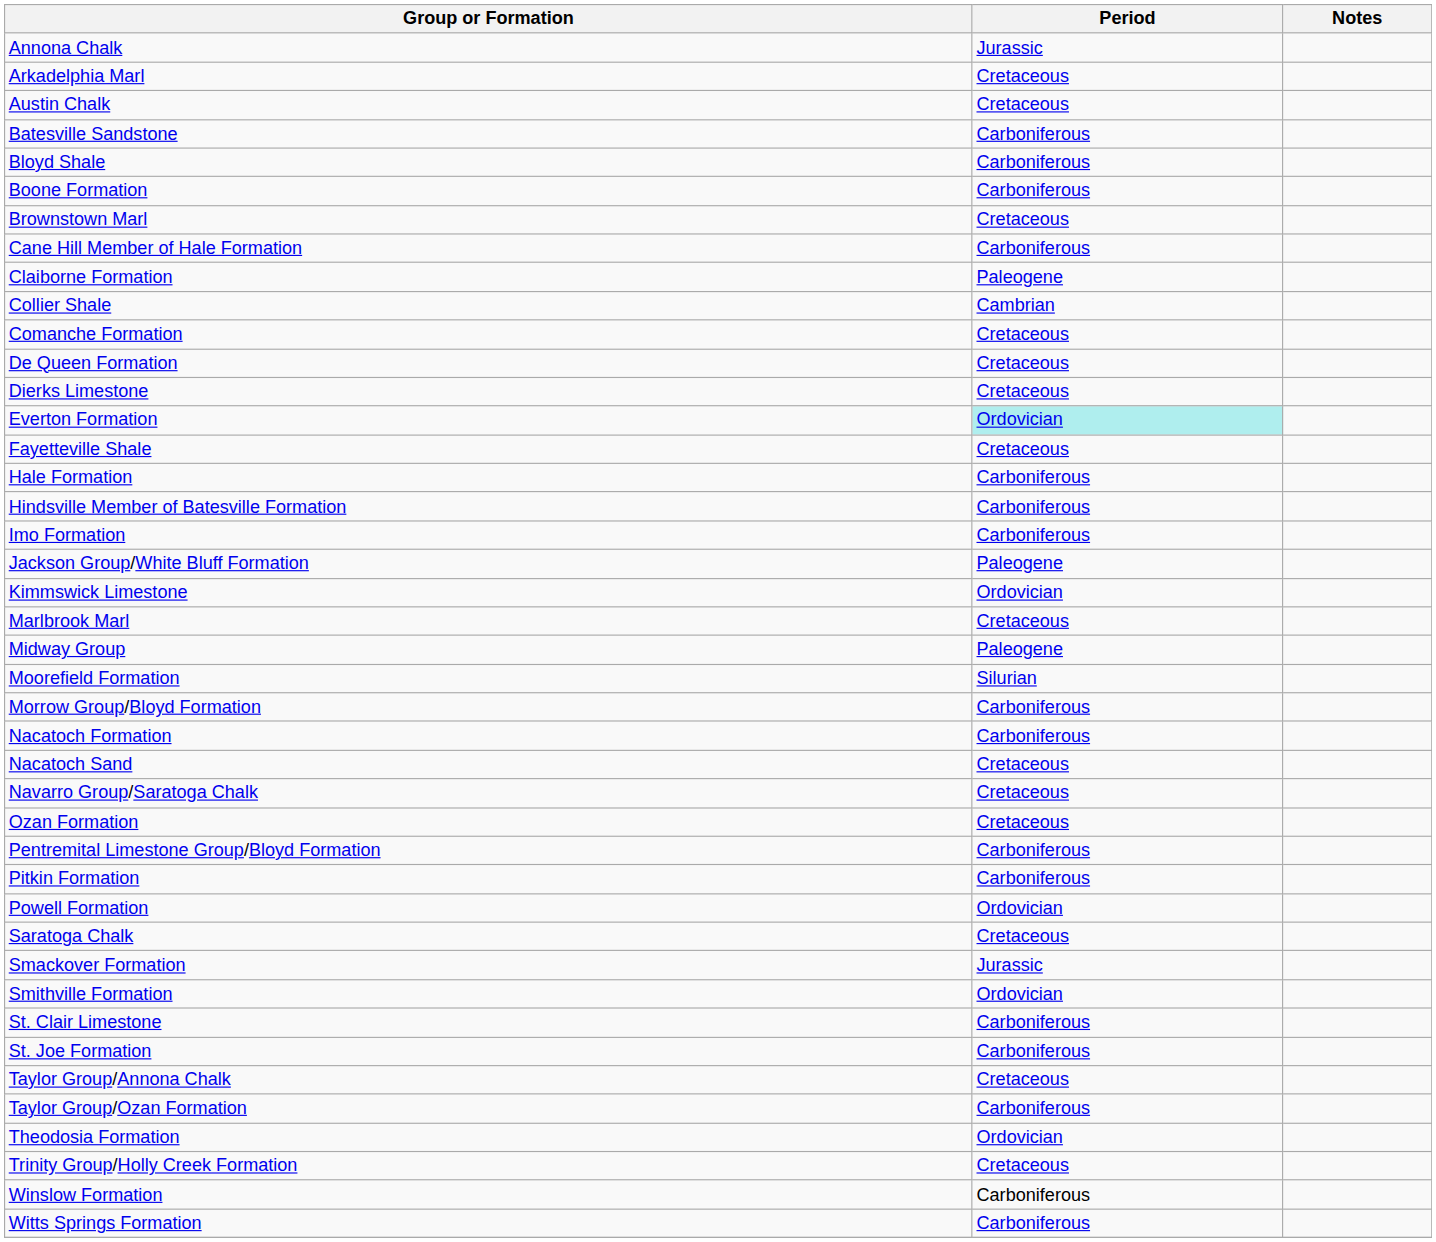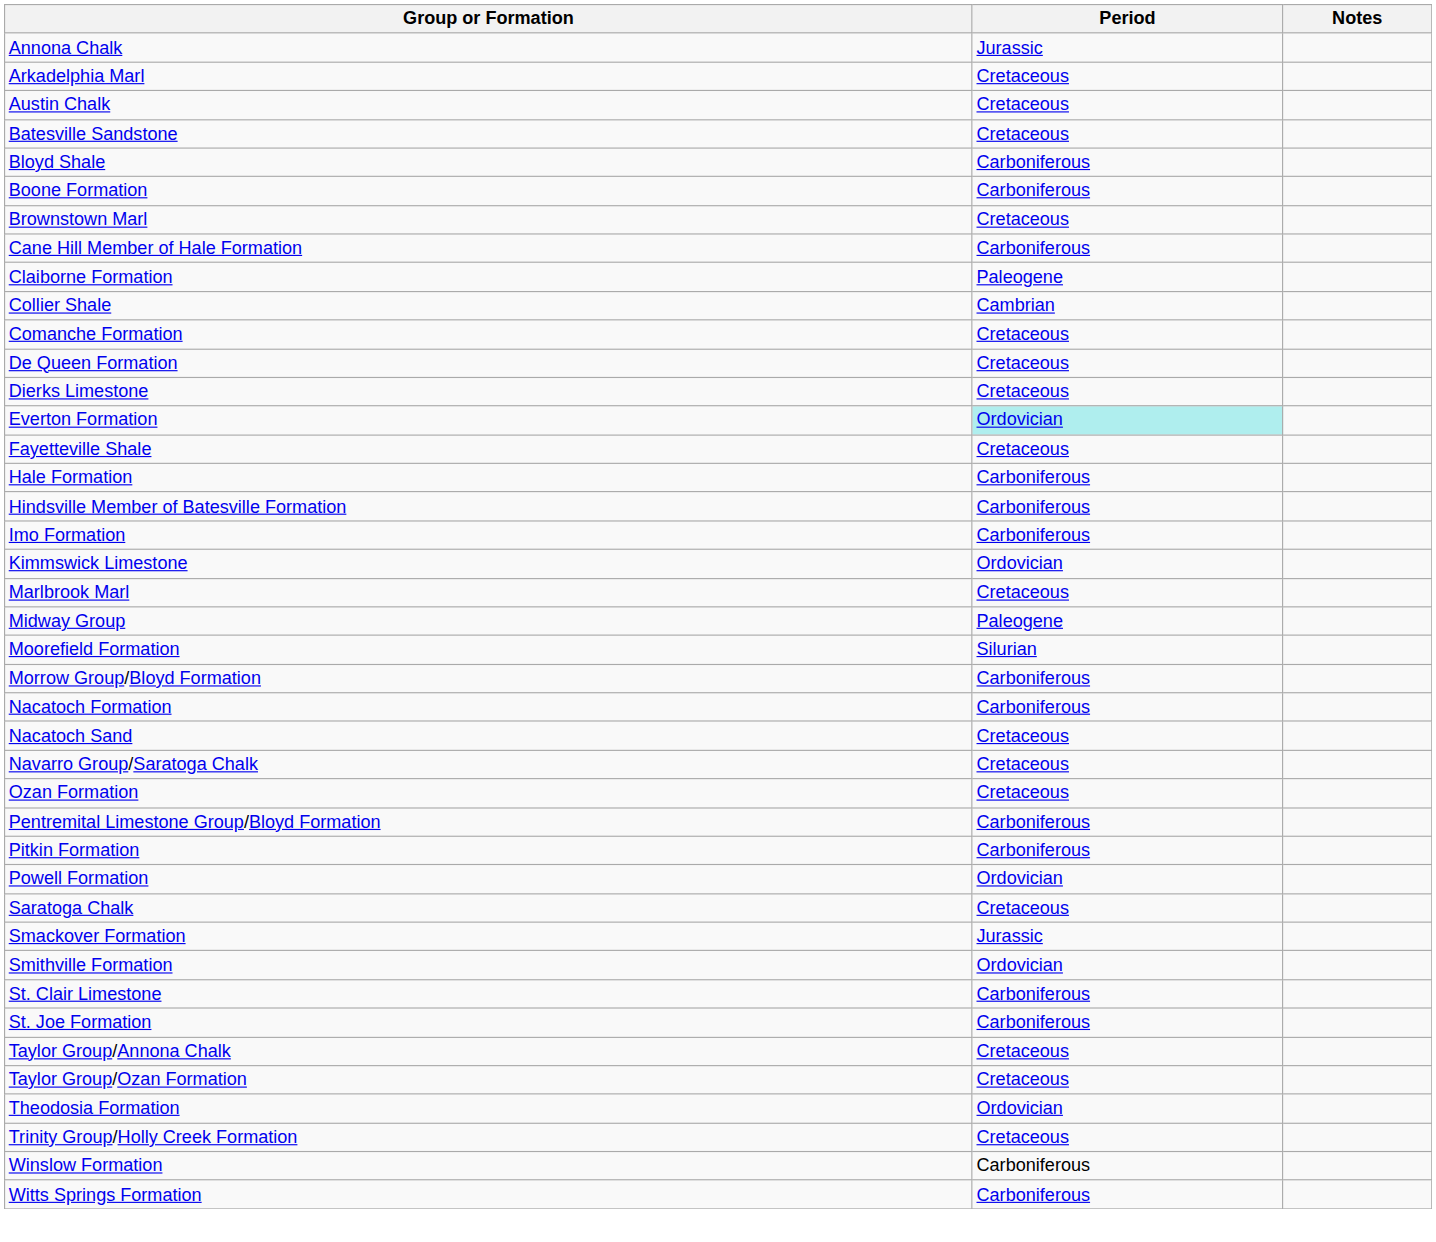(1033, 133) Carboniferous -> (1023, 133) Cretaceous
- row: (159, 563)
(1033, 1108) Carboniferous -> (1023, 1079) Cretaceous
